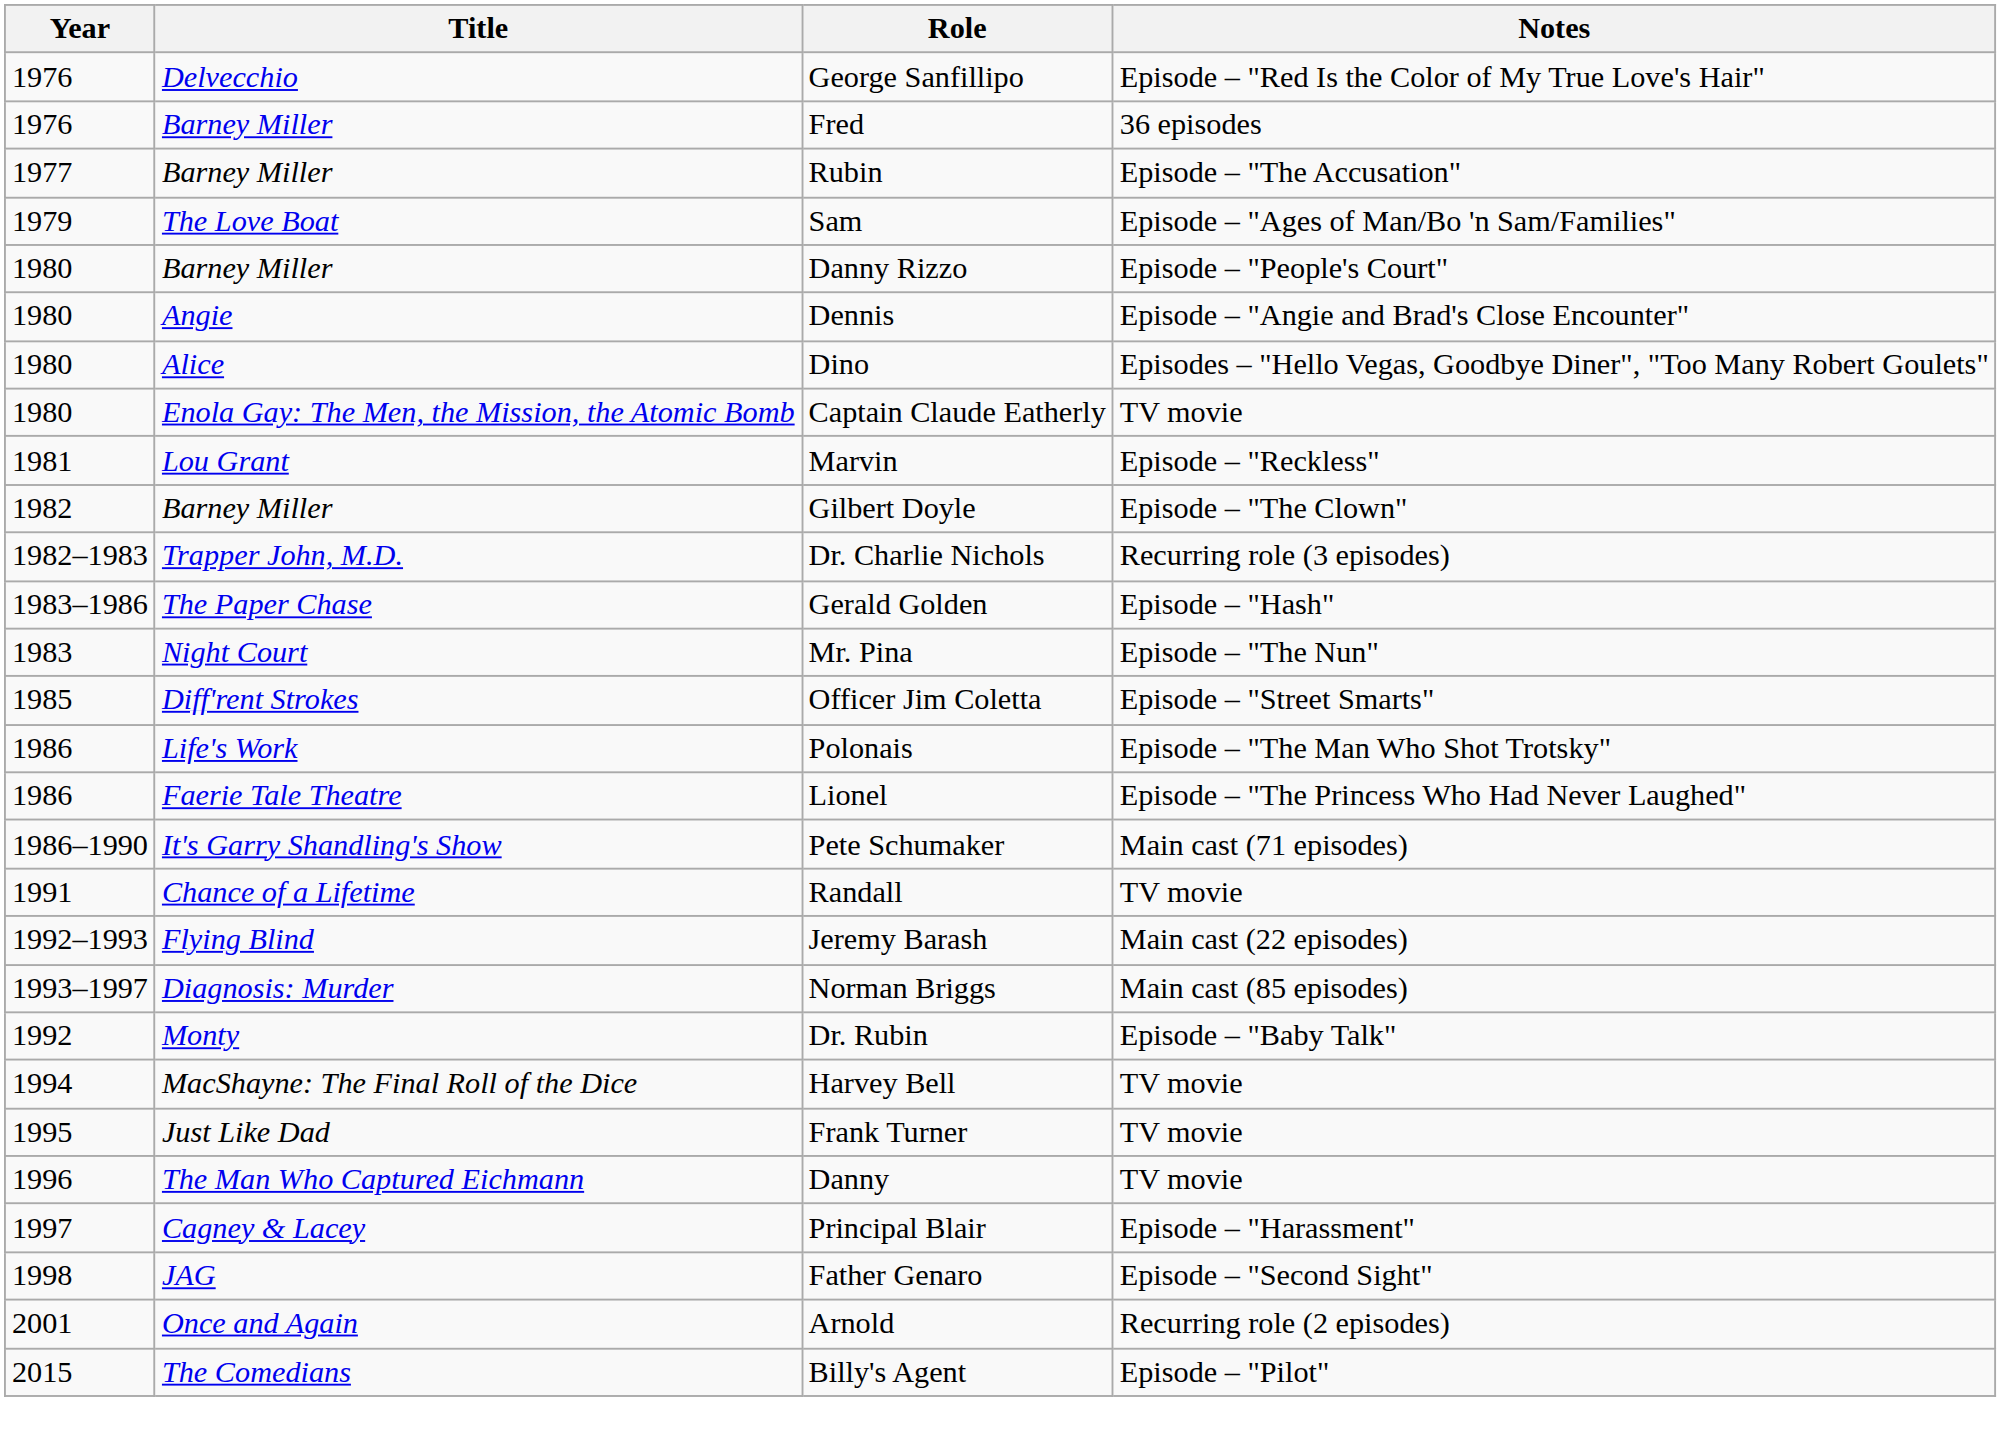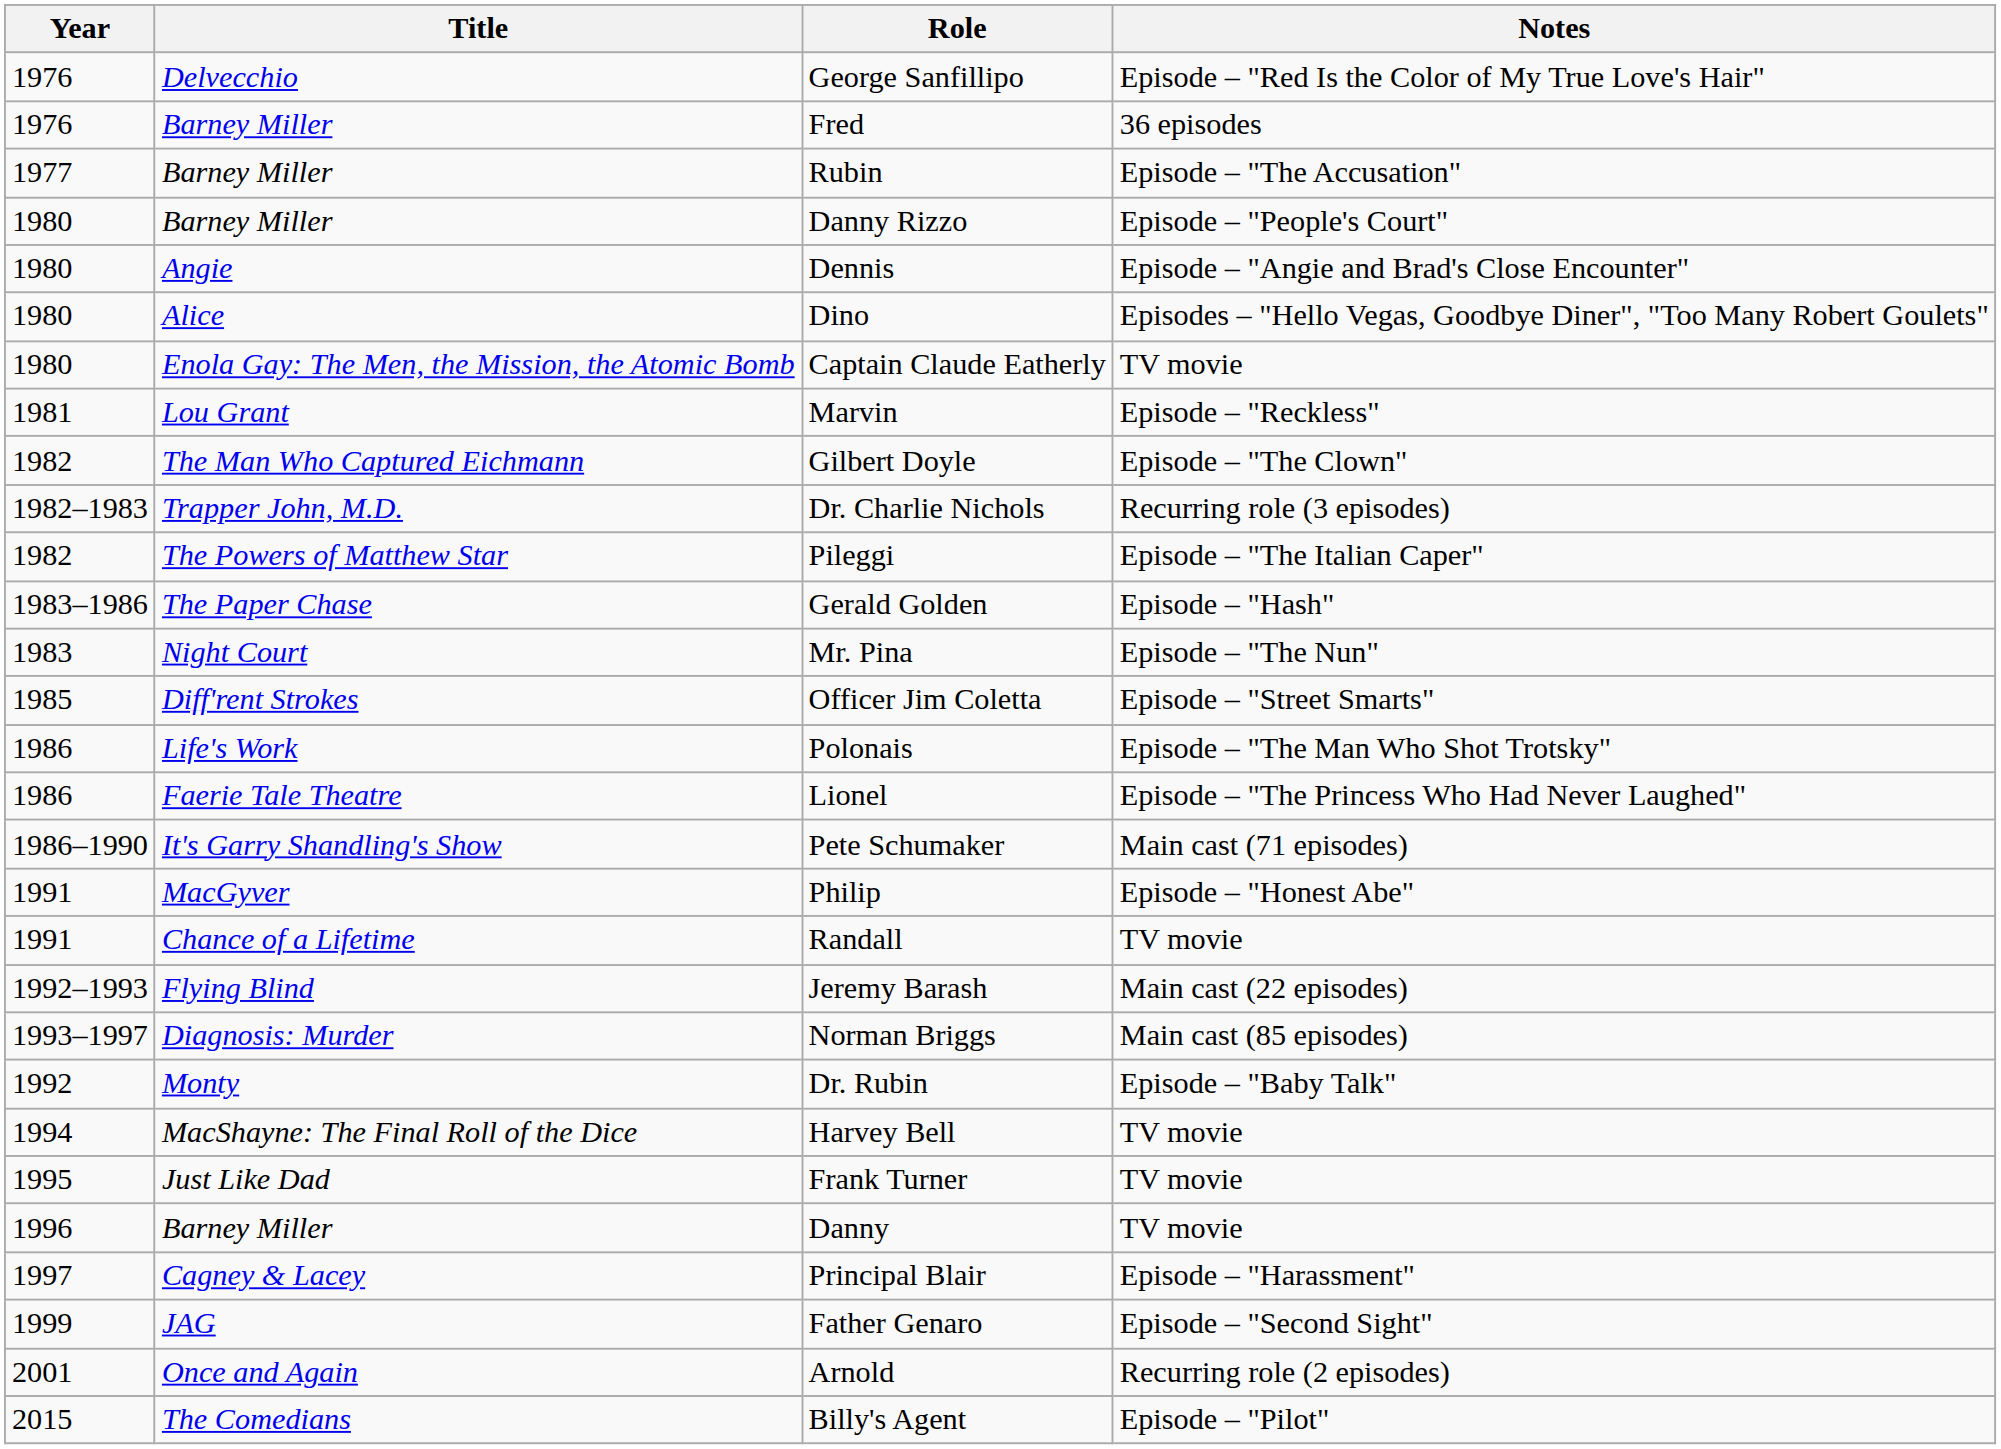- row: (835, 220)
(247, 508) Barney Miller -> (373, 460) The Man Who Captured Eichmann
+ row: (851, 556)
+ row: (845, 891)
(373, 1179) The Man Who Captured Eichmann -> (247, 1227) Barney Miller
(42, 1275) 1998 -> (42, 1323) 1999
